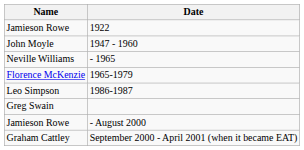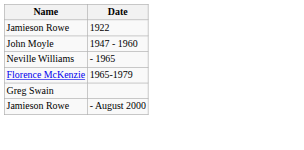- row: (111, 91)
- row: (194, 138)
